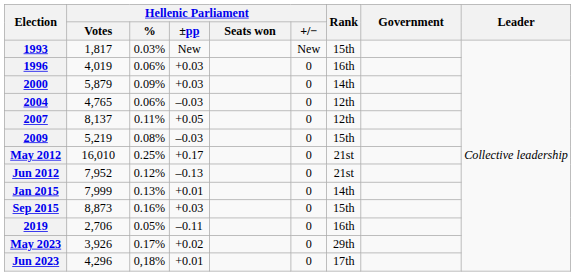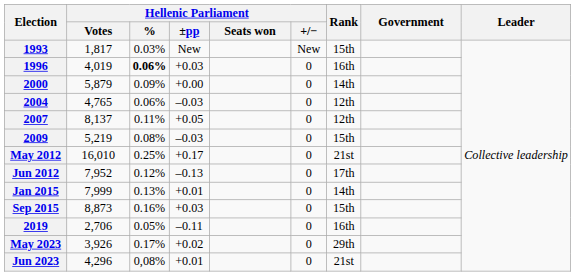(149, 66) normal -> (149, 66) bold
(189, 84) +0.03 -> (189, 84) +0.00
(344, 173) 21st -> (344, 173) 17th
(149, 262) 0,18% -> (149, 262) 0,08%
(344, 262) 17th -> (344, 262) 21st
